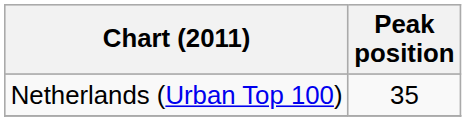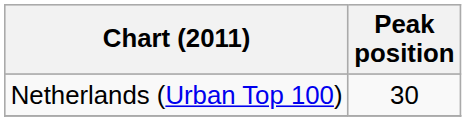(404, 94) 35 -> (404, 94) 30
